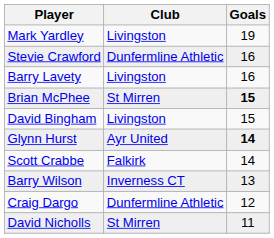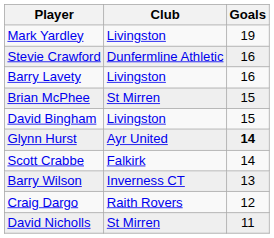(248, 98) bold -> (248, 98) normal
(165, 202) Dunfermline Athletic -> (145, 202) Raith Rovers
